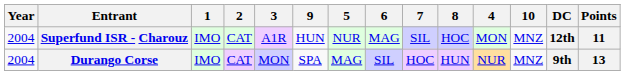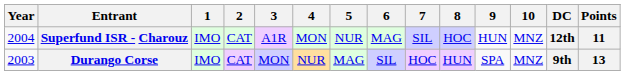columns swapped: (491, 15) <-> (310, 15)
(21, 60) 2004 -> (21, 60) 2003
